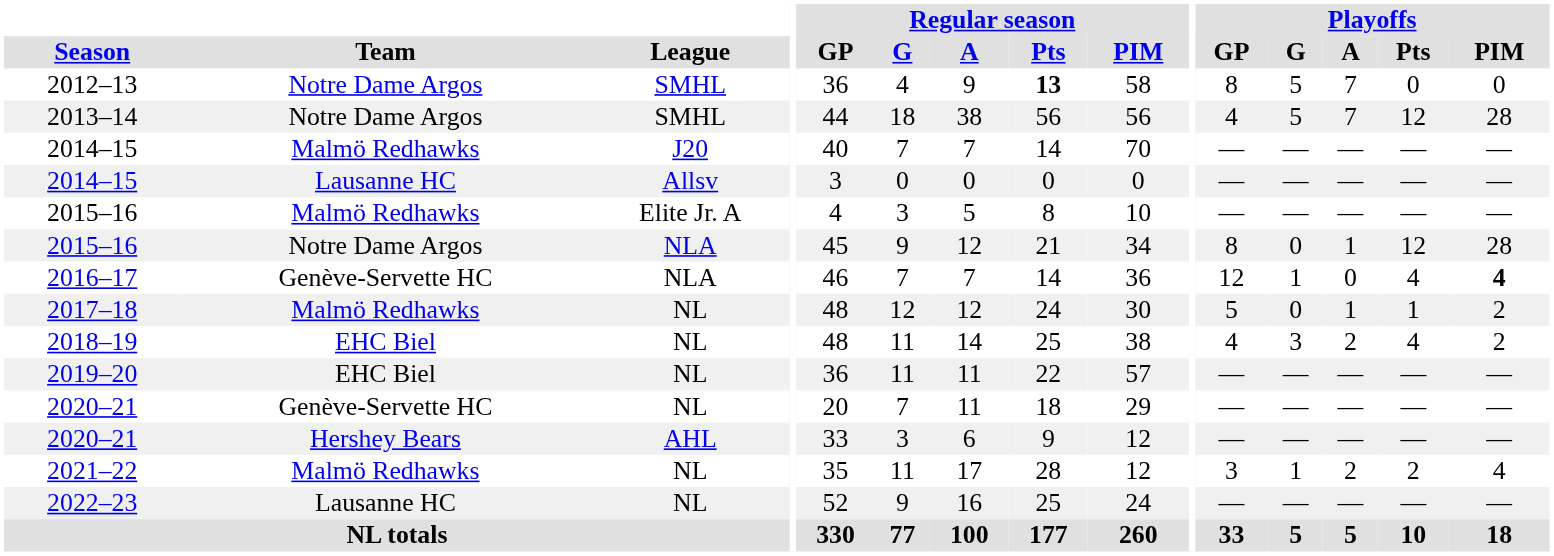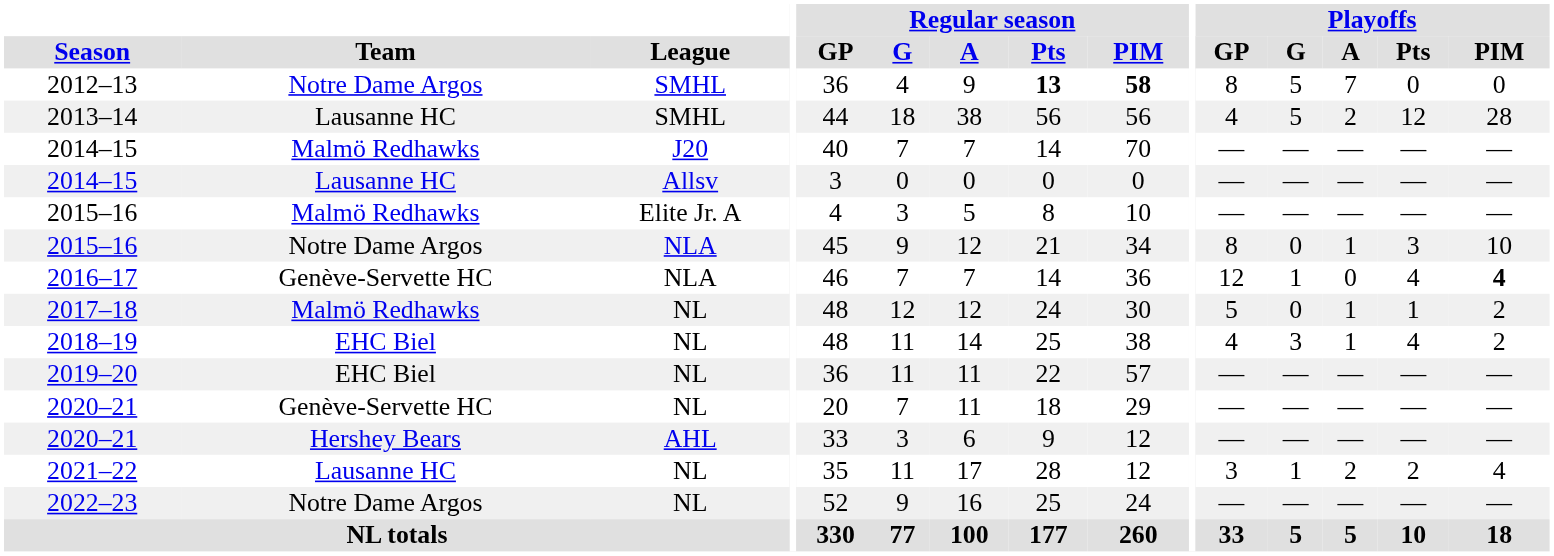(1138, 84) normal -> (1138, 84) bold
(385, 116) Notre Dame Argos -> (385, 116) Lausanne HC
(1350, 116) 7 -> (1350, 116) 2
(1413, 245) 12 -> (1413, 245) 3
(1499, 245) 28 -> (1499, 245) 10
(1350, 341) 2 -> (1350, 341) 1
(385, 470) Malmö Redhawks -> (385, 470) Lausanne HC
(385, 502) Lausanne HC -> (385, 502) Notre Dame Argos
